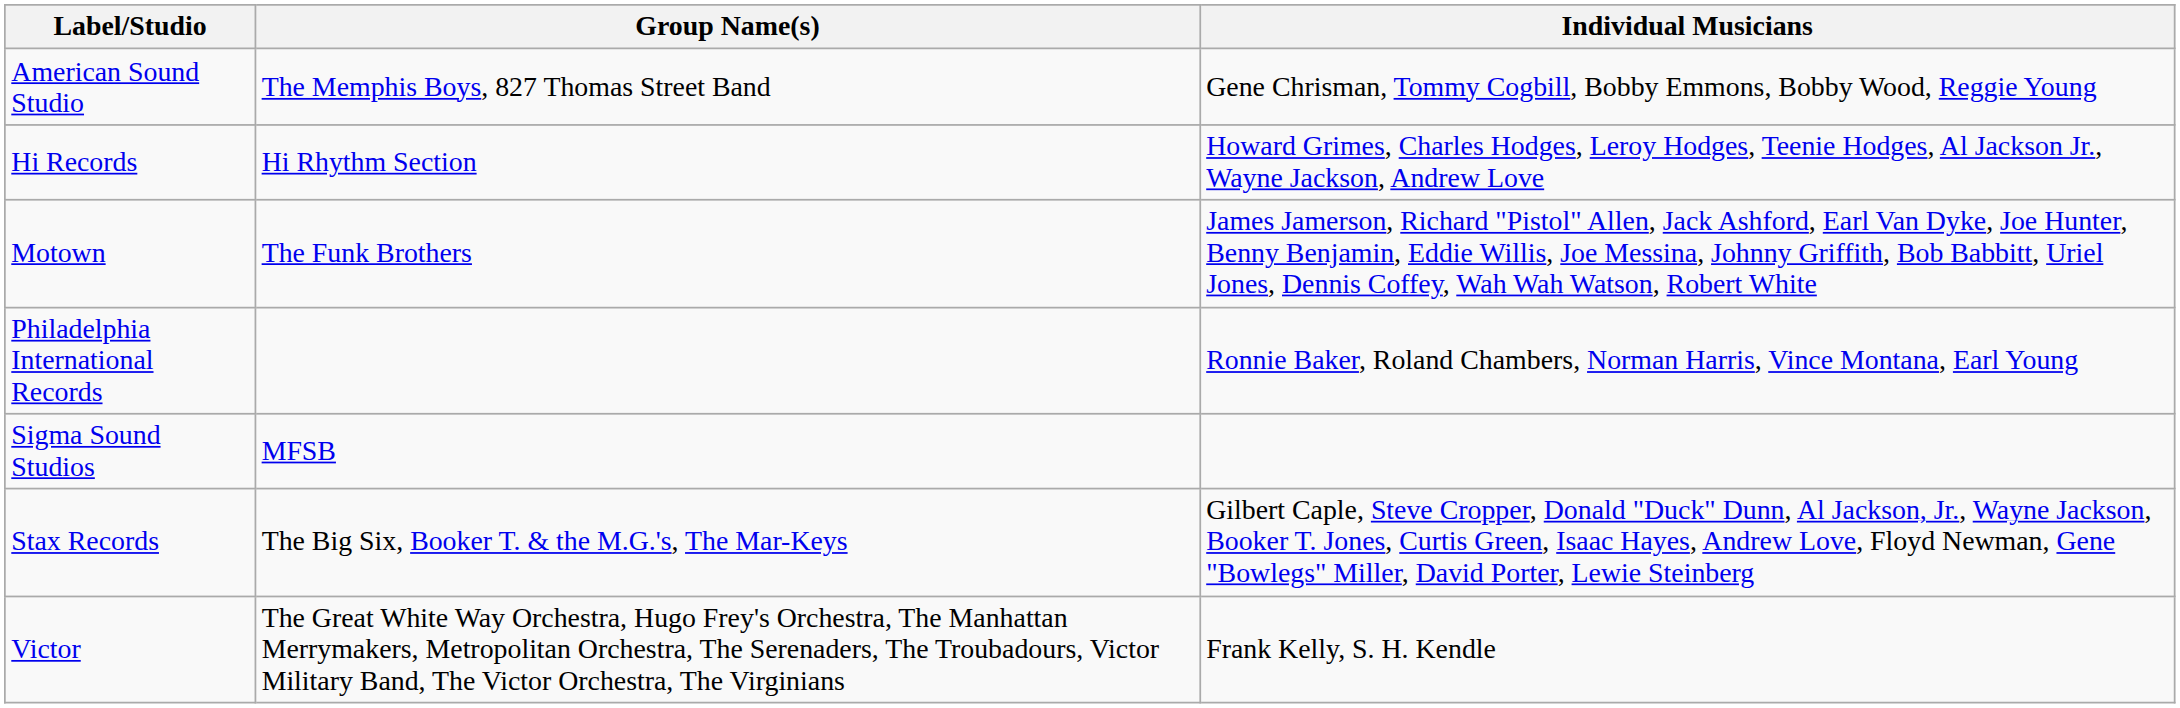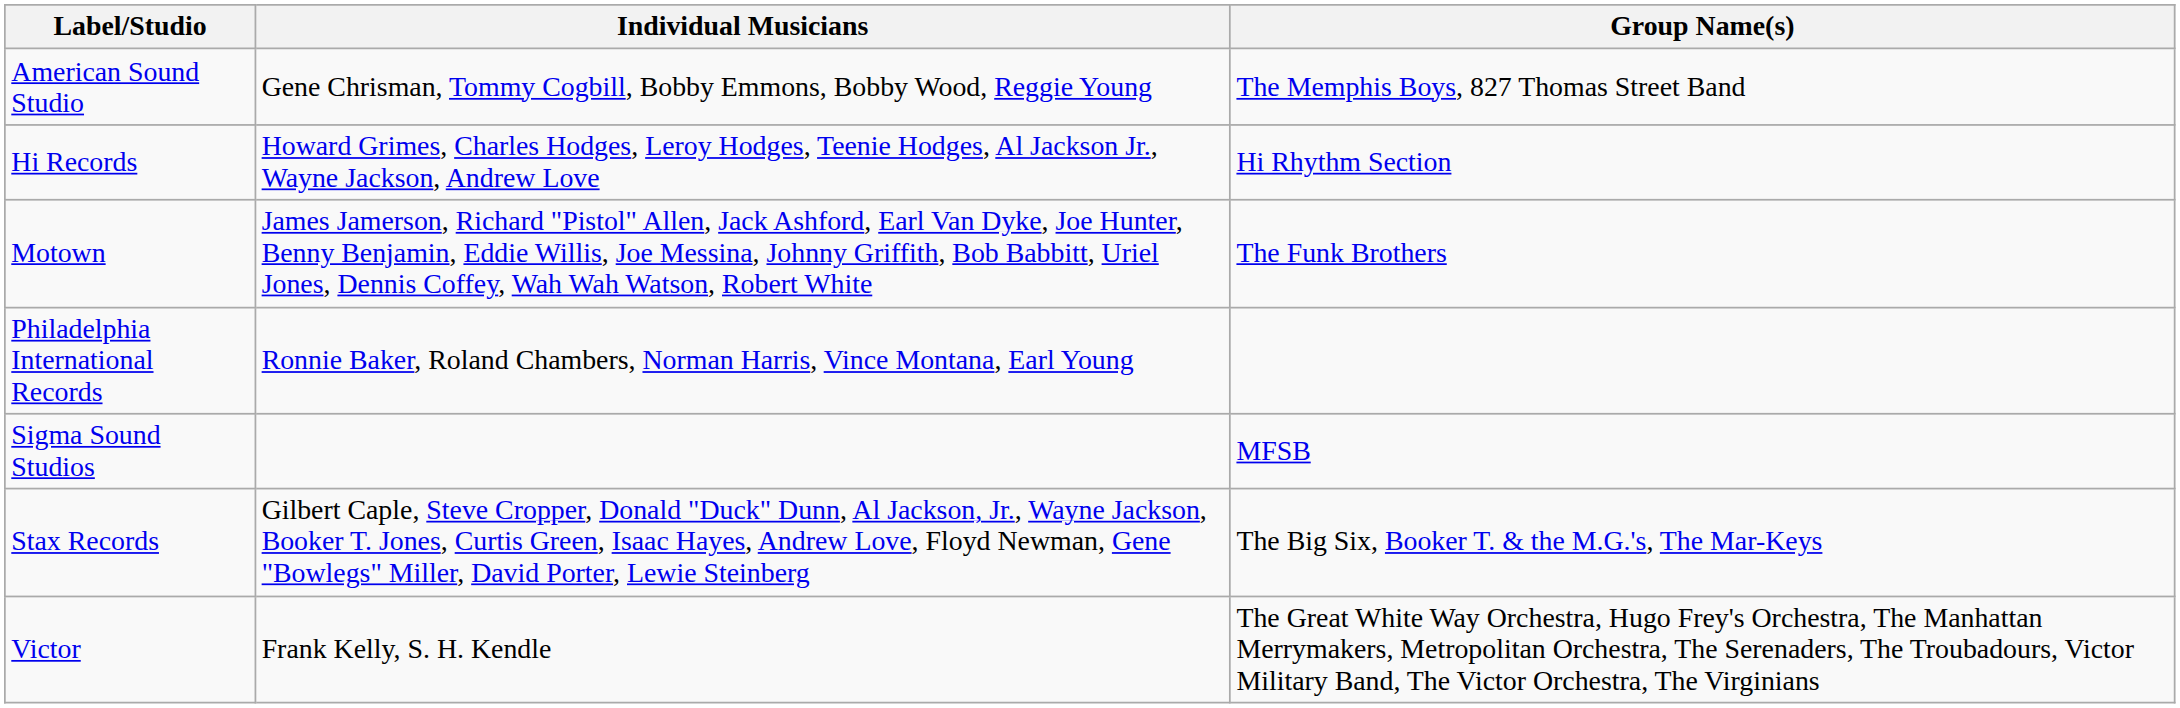columns swapped: (728, 26) <-> (1687, 26)
